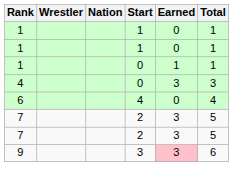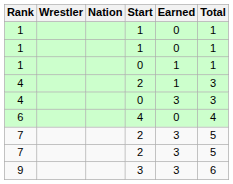+ row: (20, 83)
(176, 153) pink background -> (176, 170) no background
